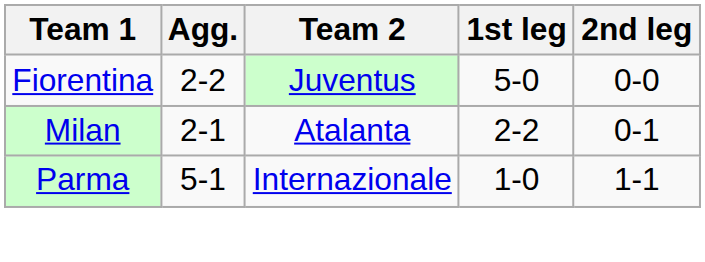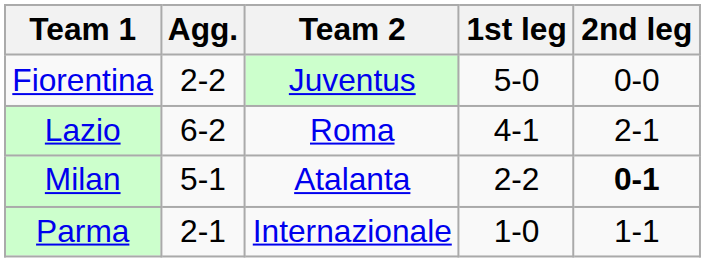+ row: (83, 130)
(203, 130) 2-1 -> (203, 180) 5-1
(637, 130) normal -> (637, 180) bold
(203, 180) 5-1 -> (203, 230) 2-1
